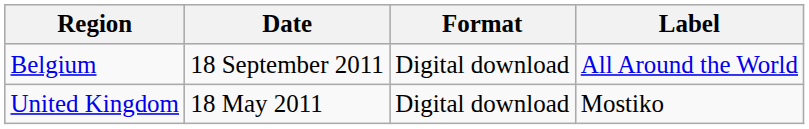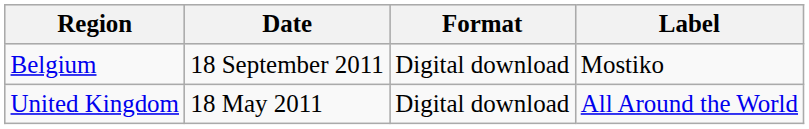(689, 63) All Around the World -> (622, 63) Mostiko
(622, 103) Mostiko -> (689, 103) All Around the World
